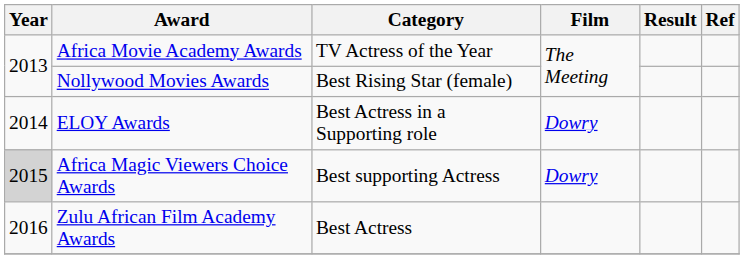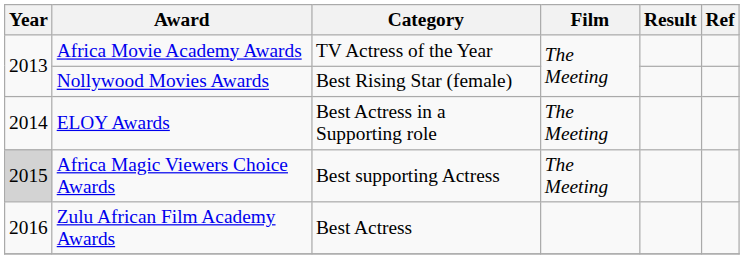(571, 122) Dowry -> (577, 122) The Meeting
(571, 175) Dowry -> (577, 175) The Meeting
